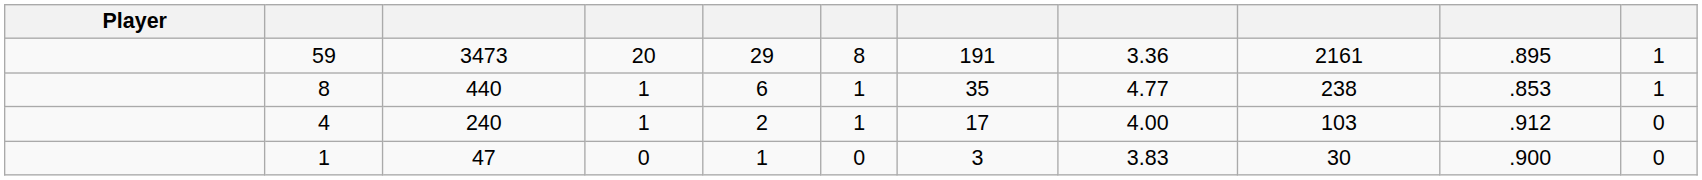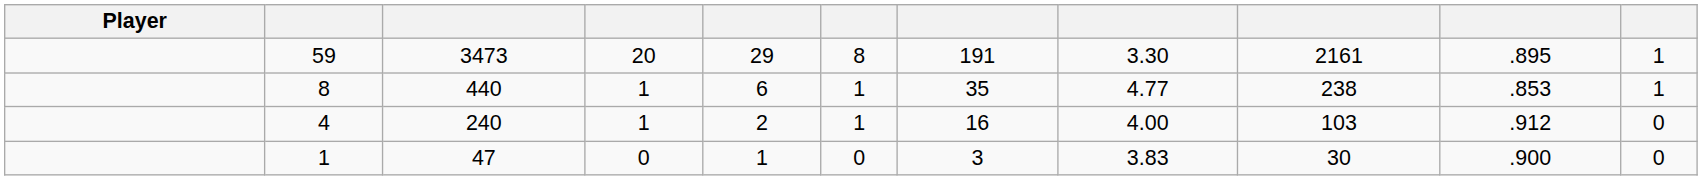(1148, 55) 3.36 -> (1148, 55) 3.30
(977, 123) 17 -> (977, 123) 16
